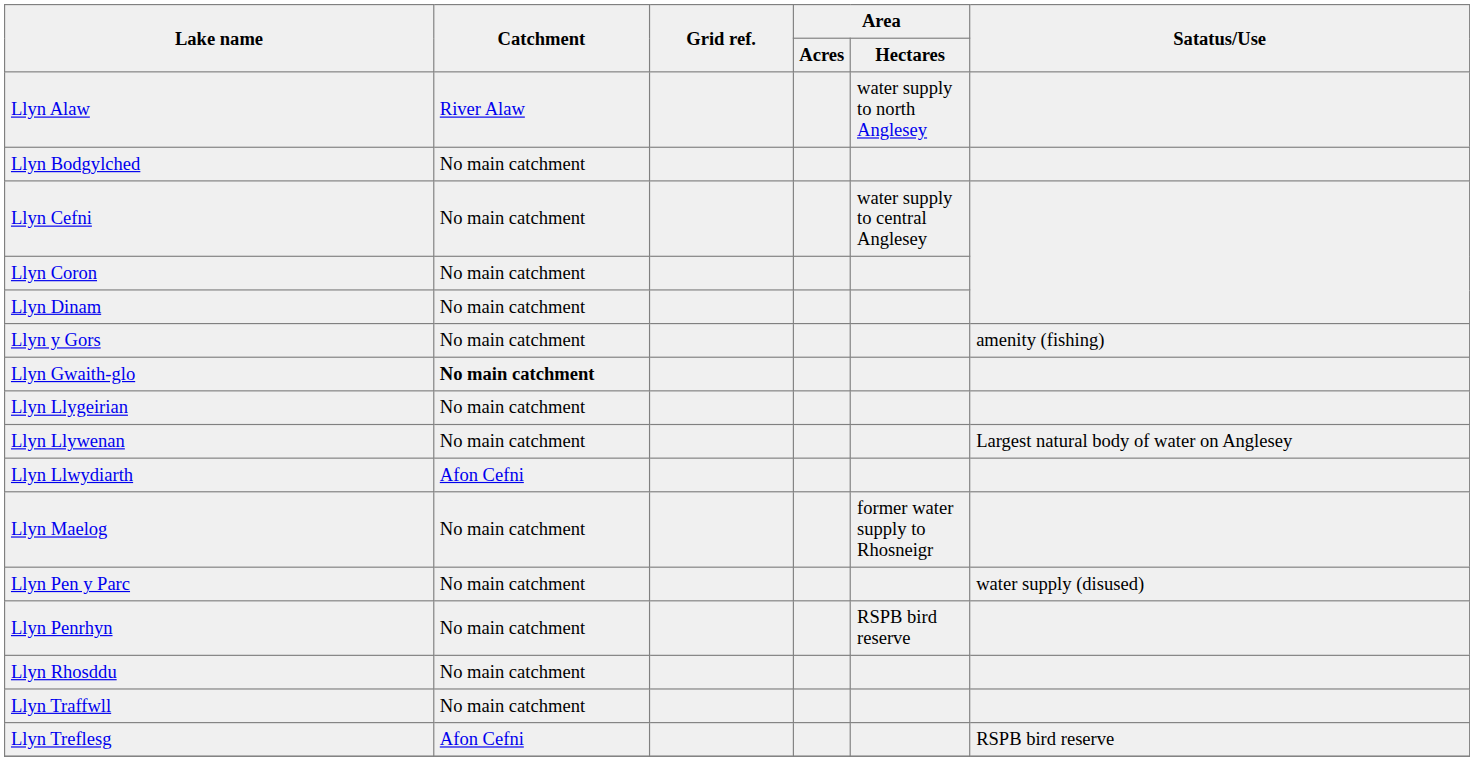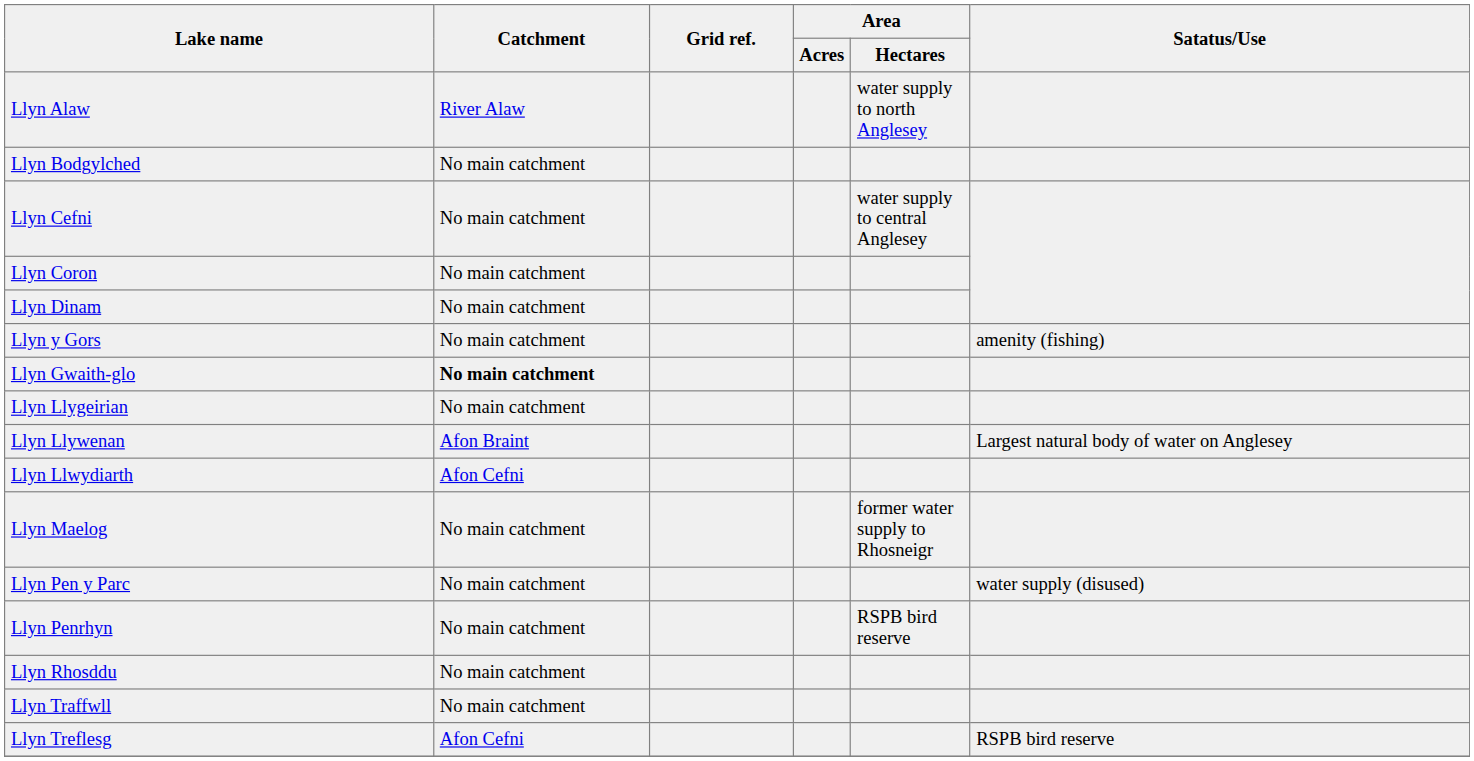(512, 441) No main catchment -> (484, 441) Afon Braint
